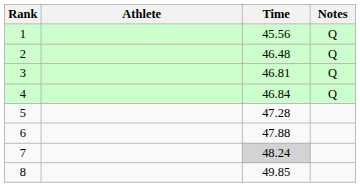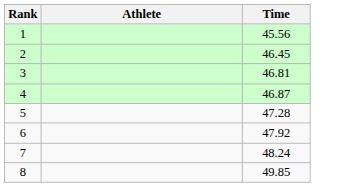- column: (333, 14)
(276, 53) 46.48 -> (276, 53) 46.45
(276, 93) 46.84 -> (276, 93) 46.87
(276, 133) 47.88 -> (276, 133) 47.92
(276, 152) lightgrey background -> (276, 152) no background
